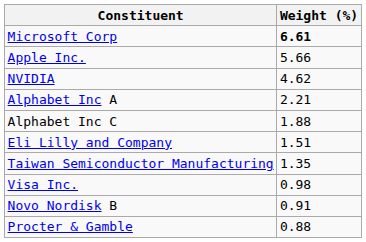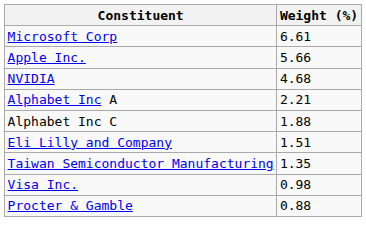(296, 36) bold -> (296, 36) normal
(296, 79) 4.62 -> (296, 79) 4.68
- row: (62, 206)
